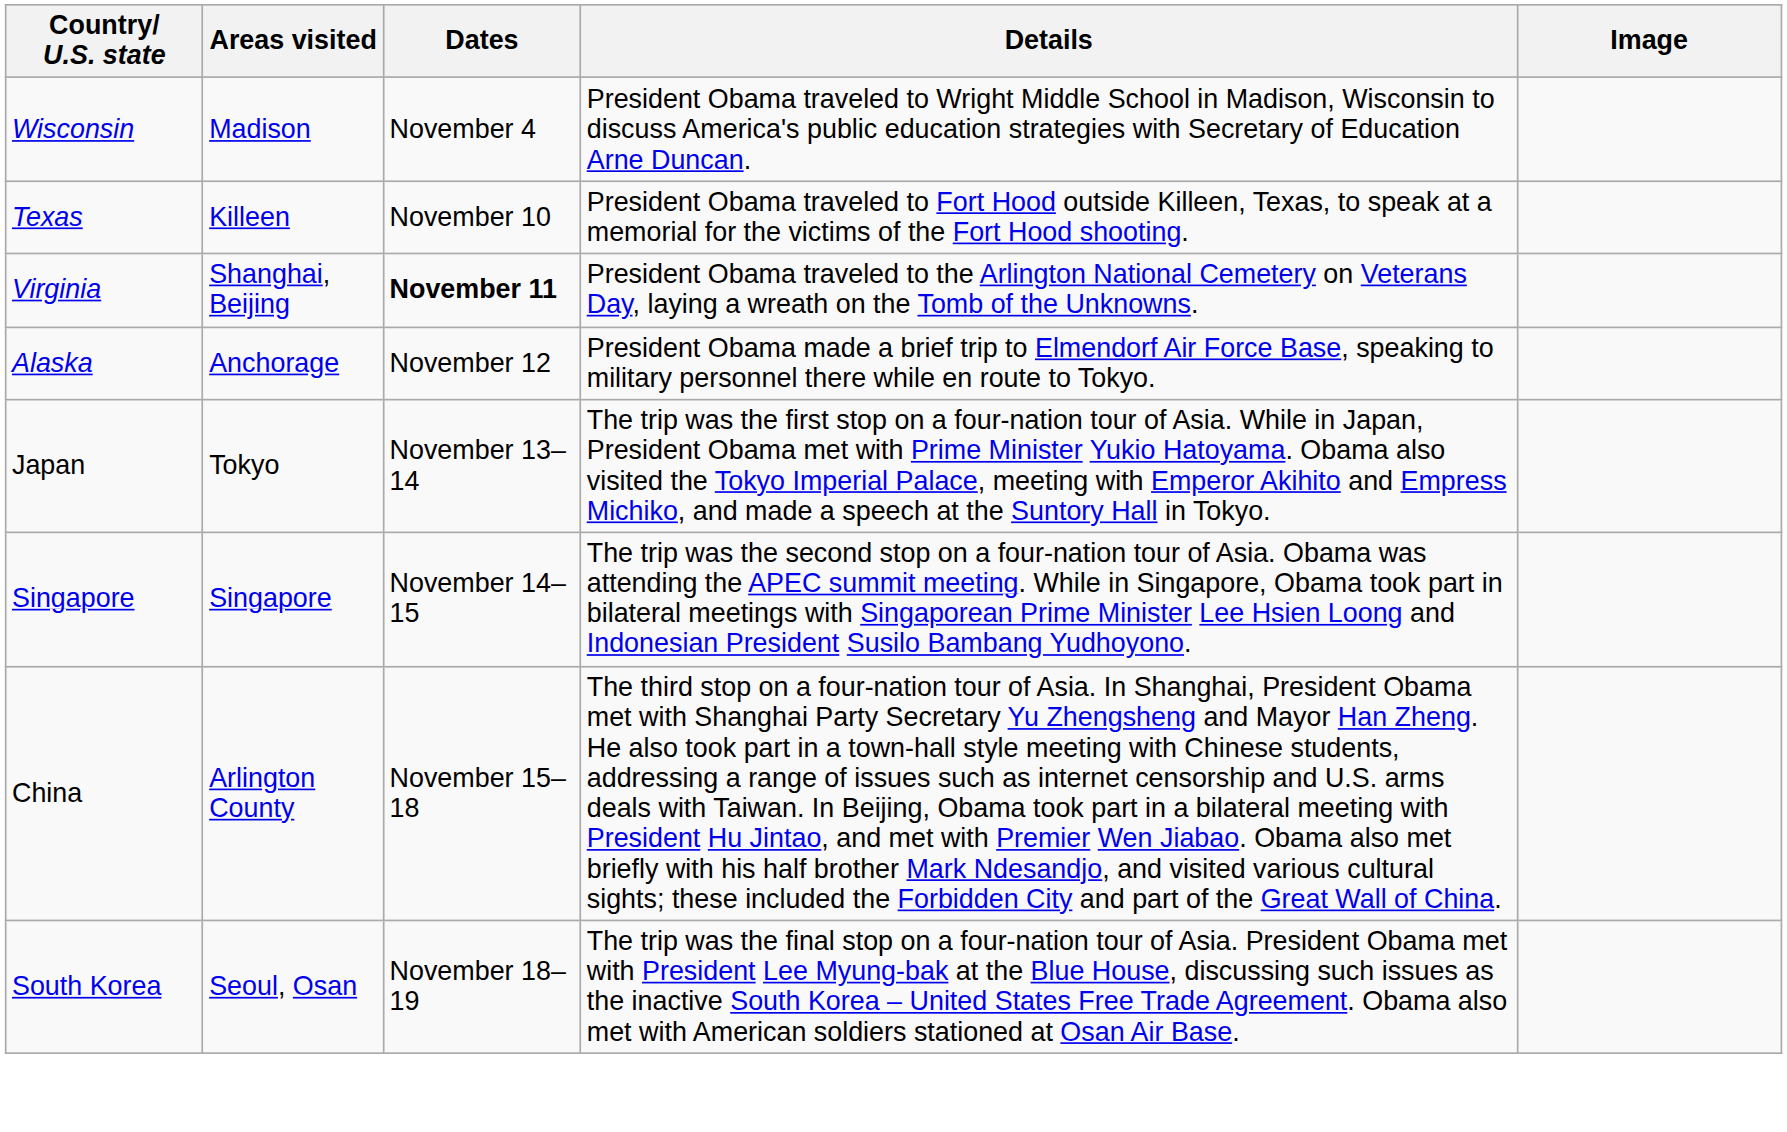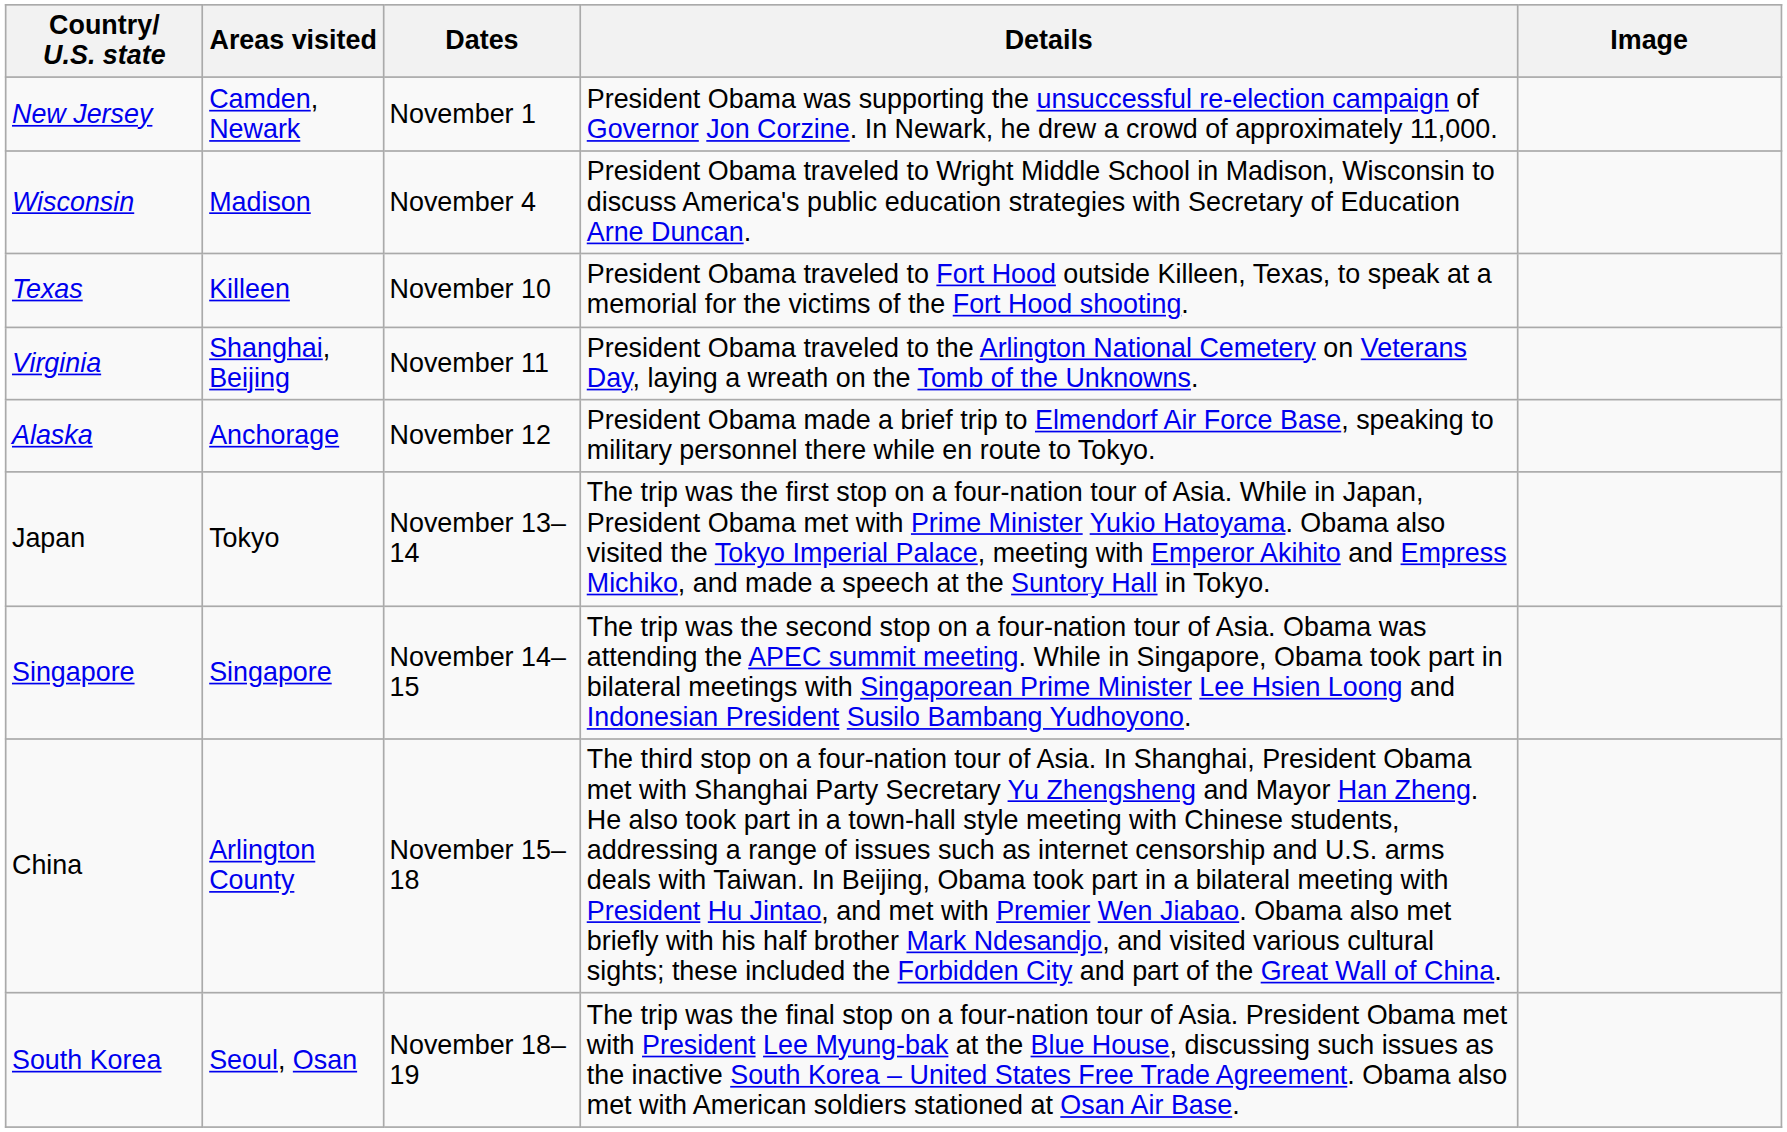+ row: (82, 113)
(473, 289) bold -> (469, 362) normal
